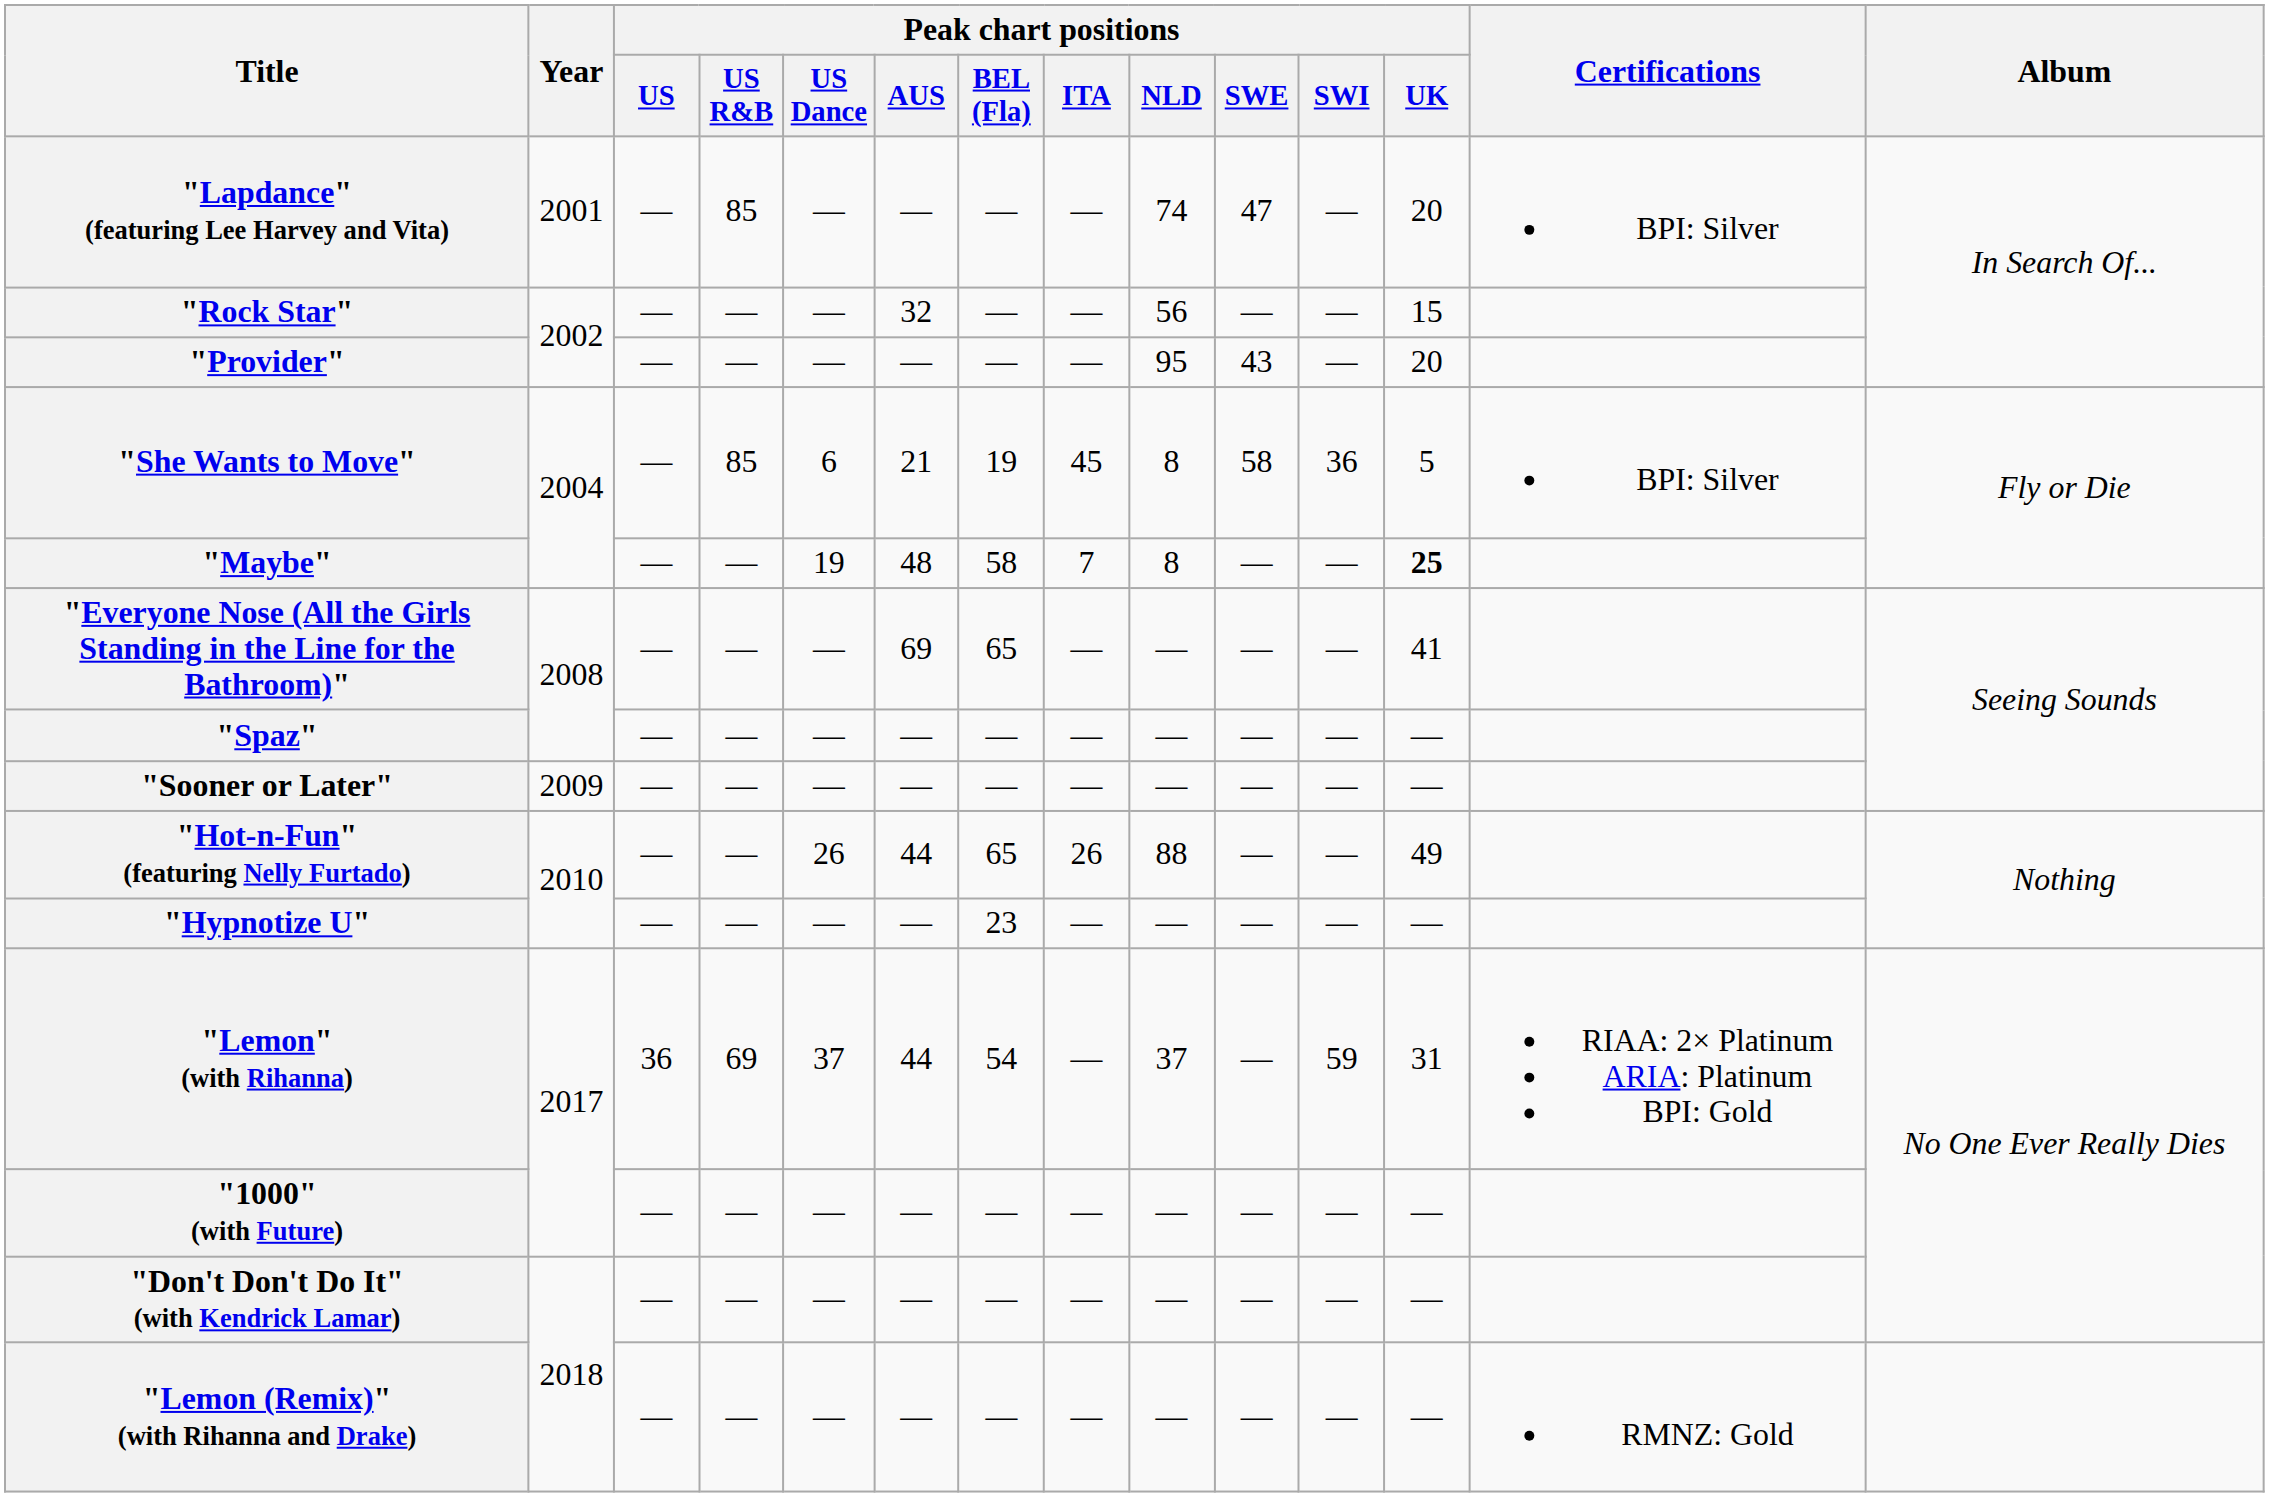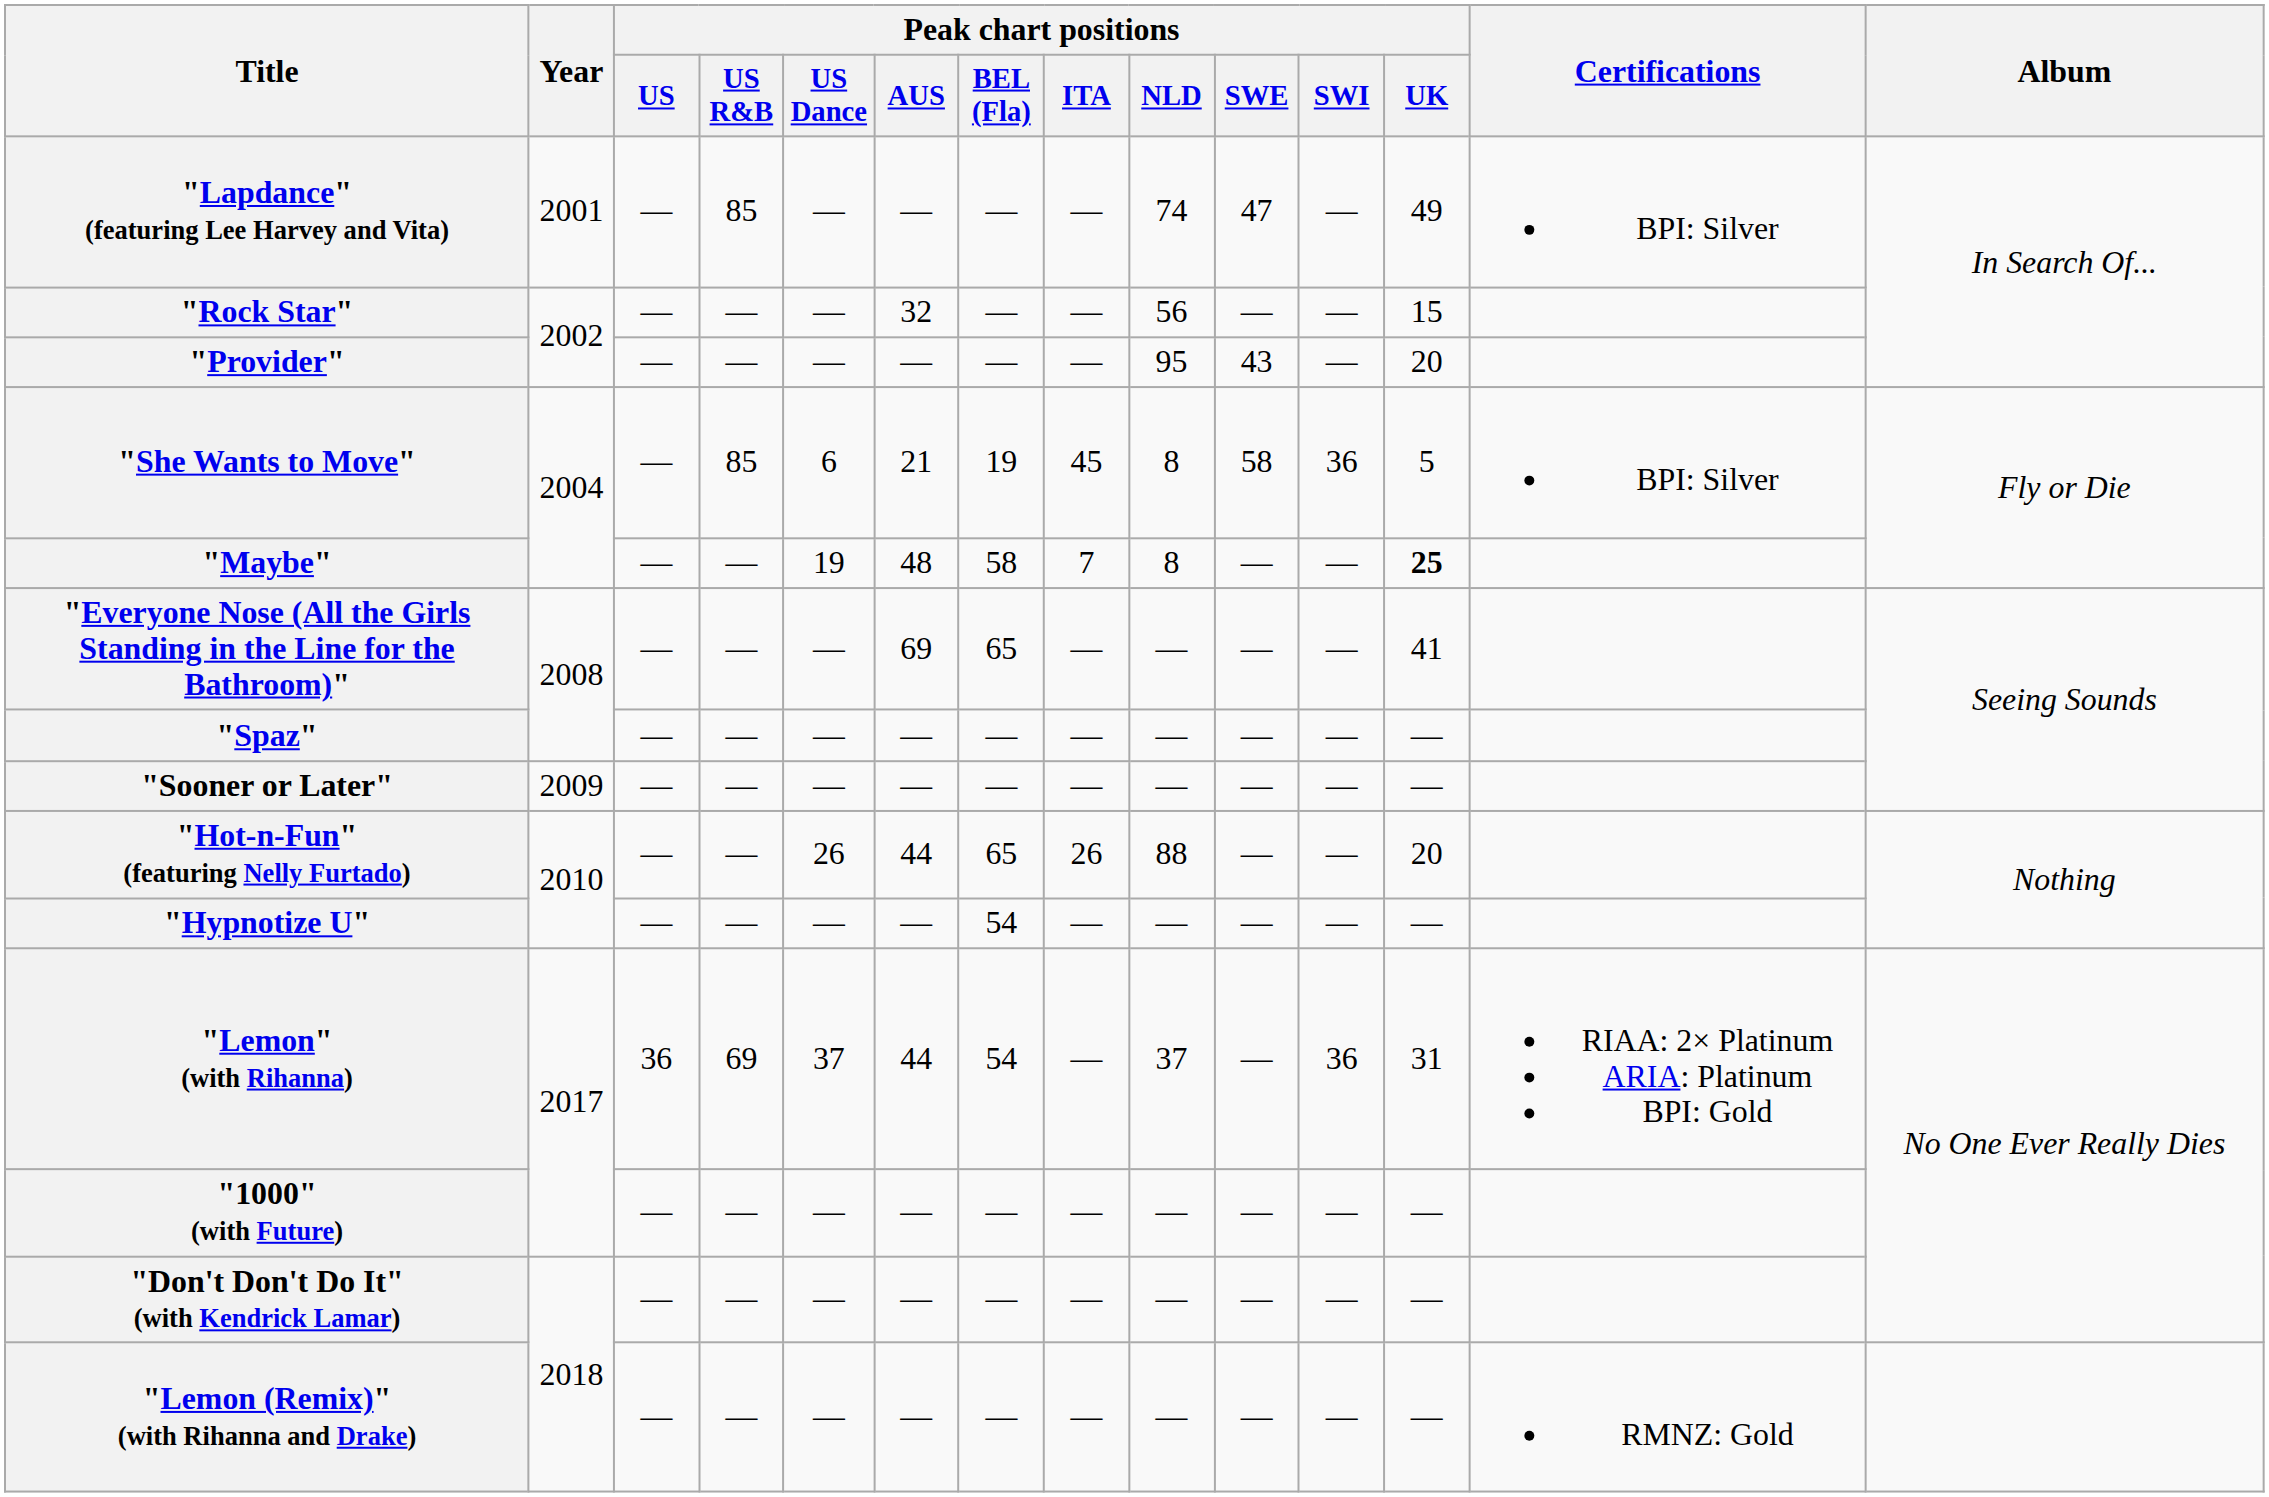(1427, 211) 20 -> (1427, 211) 49
(1427, 853) 49 -> (1427, 853) 20
(1001, 922) 23 -> (1001, 922) 54
(1342, 1058) 59 -> (1342, 1058) 36
